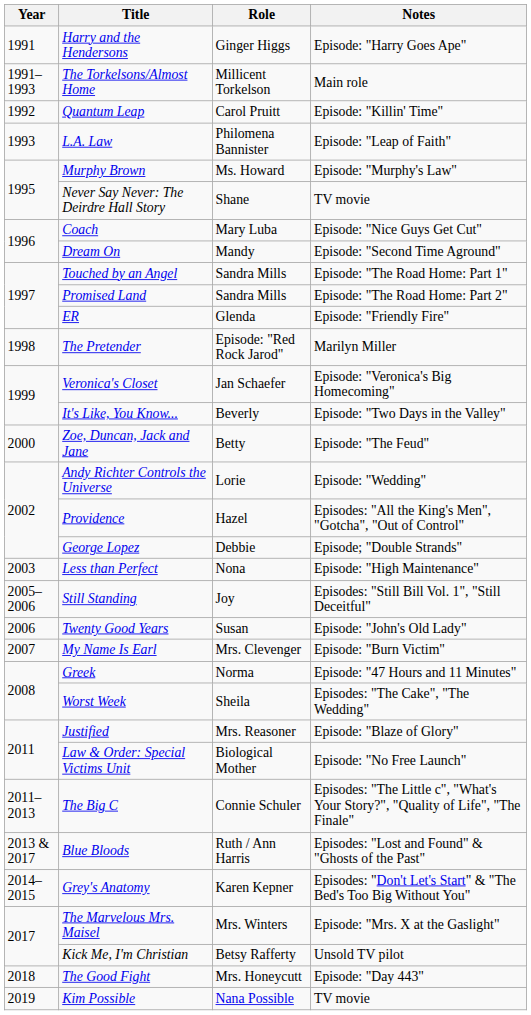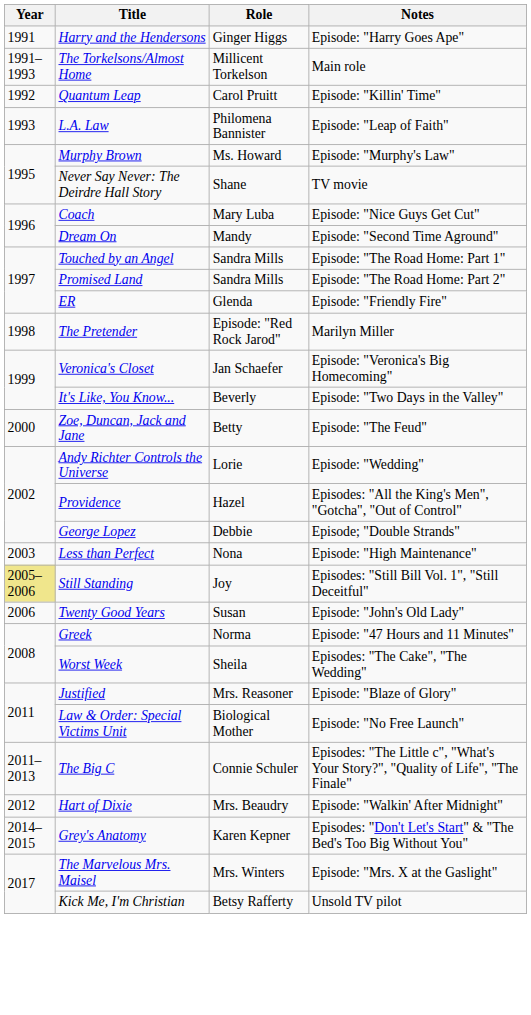(25, 598) no background -> (25, 583) khaki background
- row: (109, 650)
+ row: (95, 805)
- row: (96, 850)
- row: (106, 976)
- row: (99, 998)
